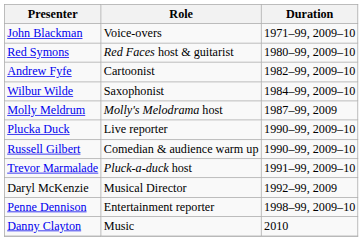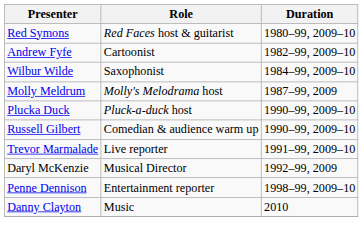- row: (45, 33)
(136, 129) Live reporter -> (148, 110) Pluck-a-duck host
(148, 168) Pluck-a-duck host -> (136, 149) Live reporter
